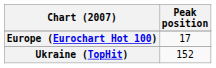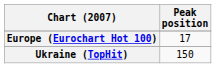(185, 55) 152 -> (185, 55) 150
